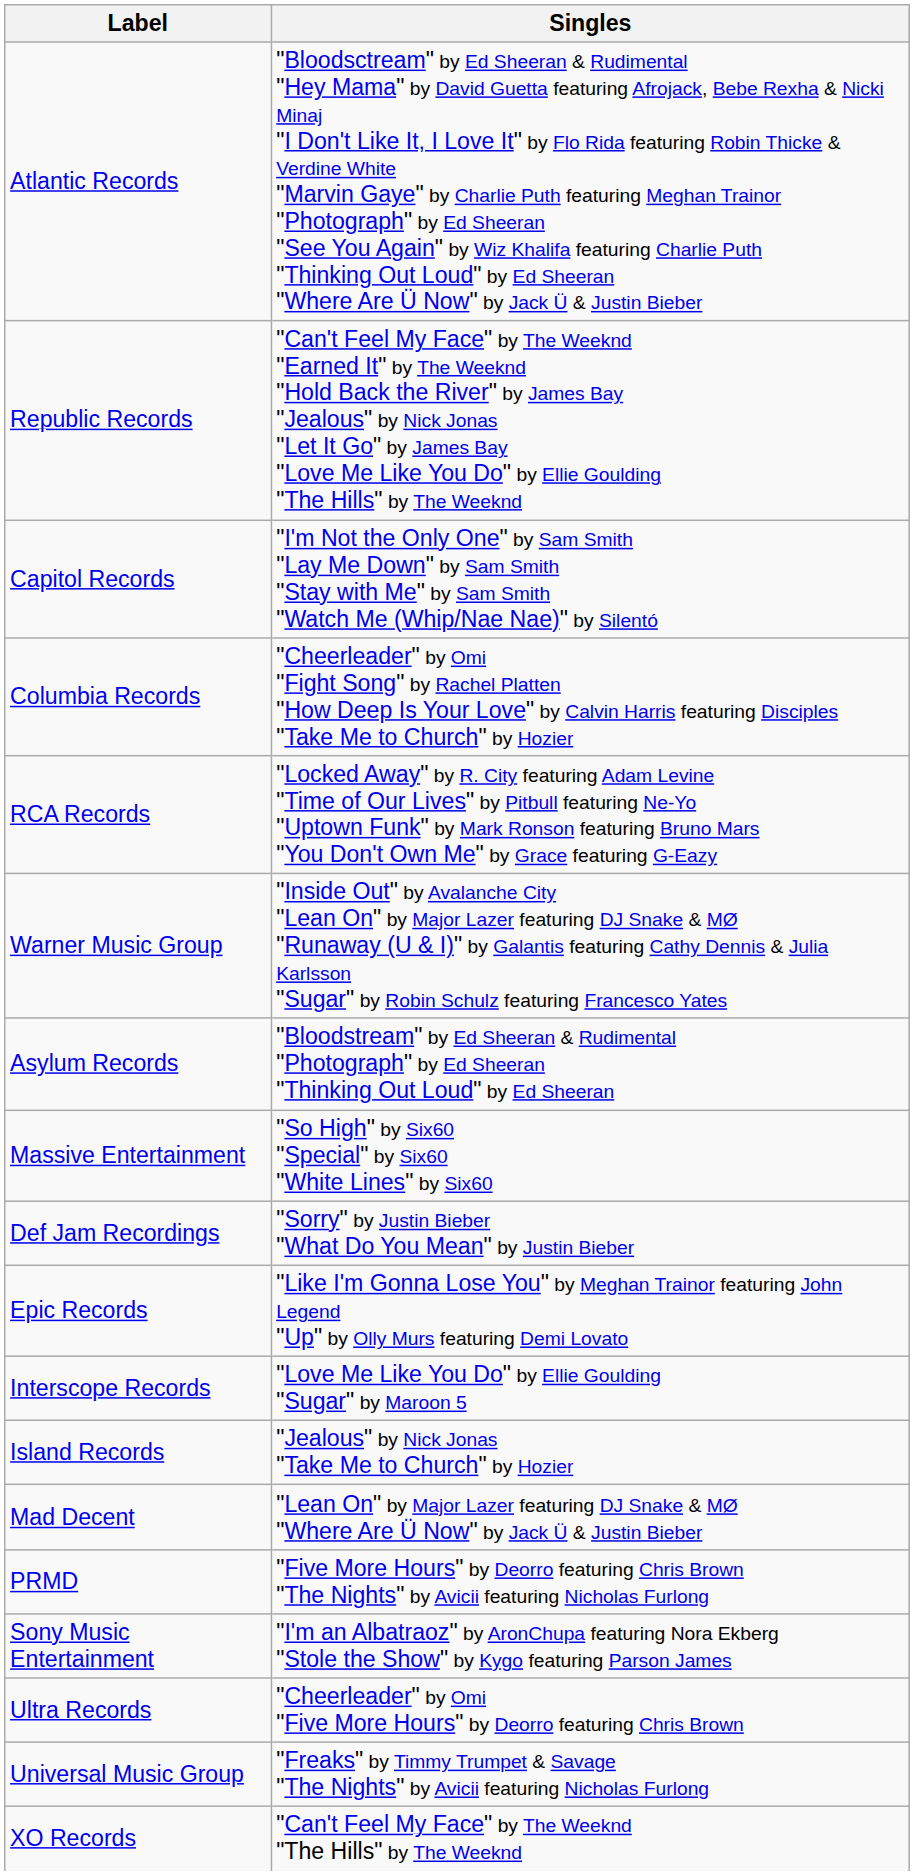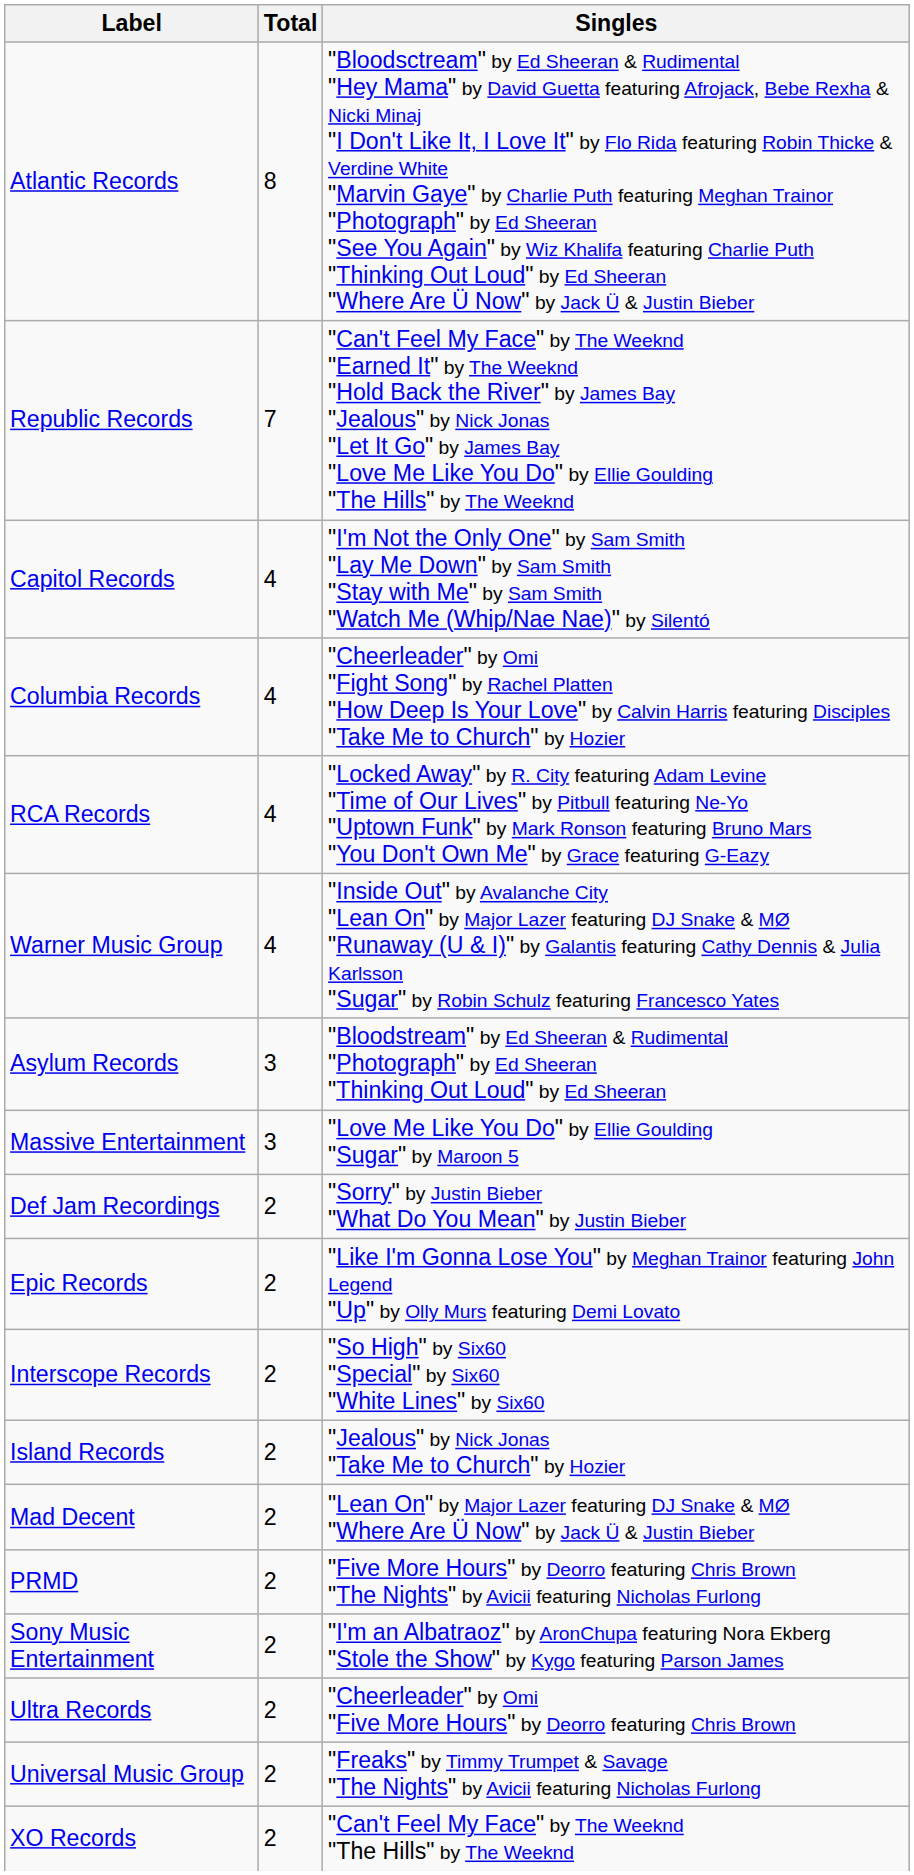+ column: (291, 22)
(384, 1154) "So High" by Six60 "Special" by Six60 "White Lines" by Six60 -> (520, 1141) "Love Me Like You Do" by Ellie Goulding "Sugar" by Maroon 5
(469, 1387) "Love Me Like You Do" by Ellie Goulding "Sugar" by Maroon 5 -> (436, 1374) "So High" by Six60 "Special" by Six60 "White Lines" by Six60
